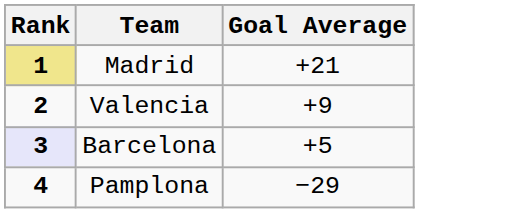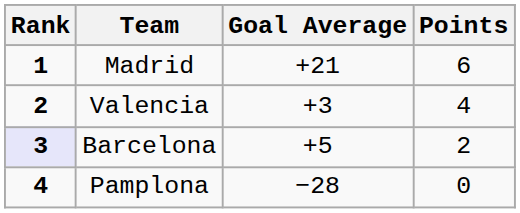+ column: (464, 25)
(41, 66) khaki background -> (41, 66) no background
(318, 106) +9 -> (318, 106) +3
(318, 187) −29 -> (318, 187) −28
